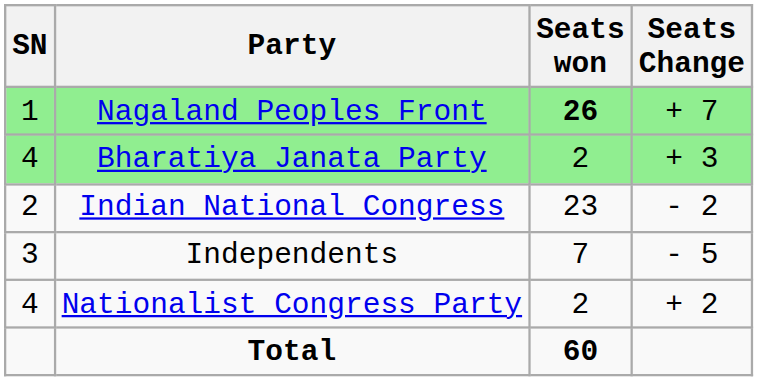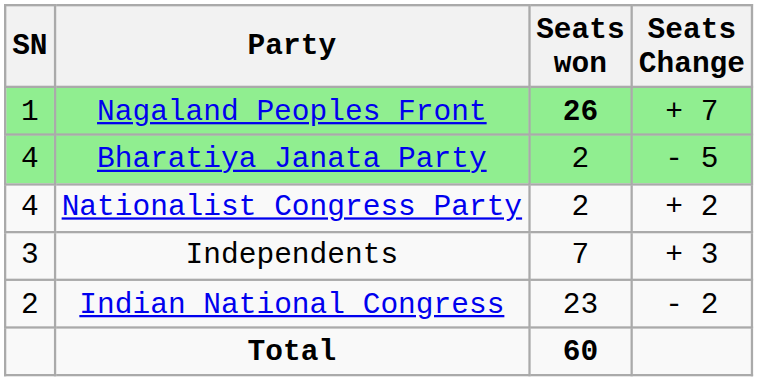(692, 159) + 3 -> (692, 159) - 5
rows swapped: (292, 208) <-> (292, 304)
(692, 256) - 5 -> (692, 256) + 3
